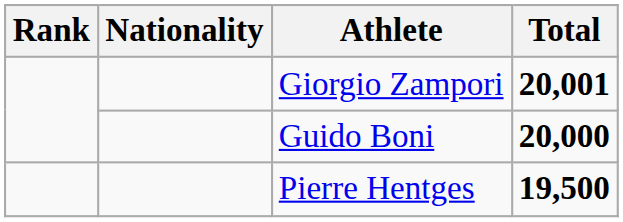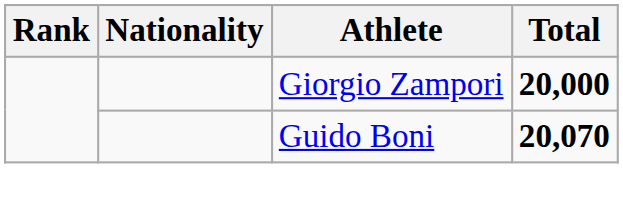(564, 83) 20,001 -> (564, 83) 20,000
(564, 135) 20,000 -> (564, 135) 20,070
- row: (377, 188)
